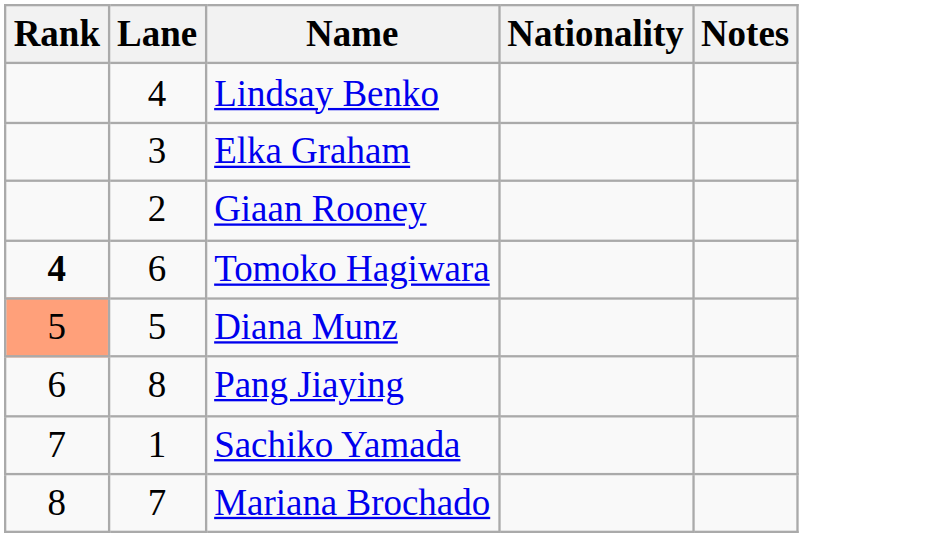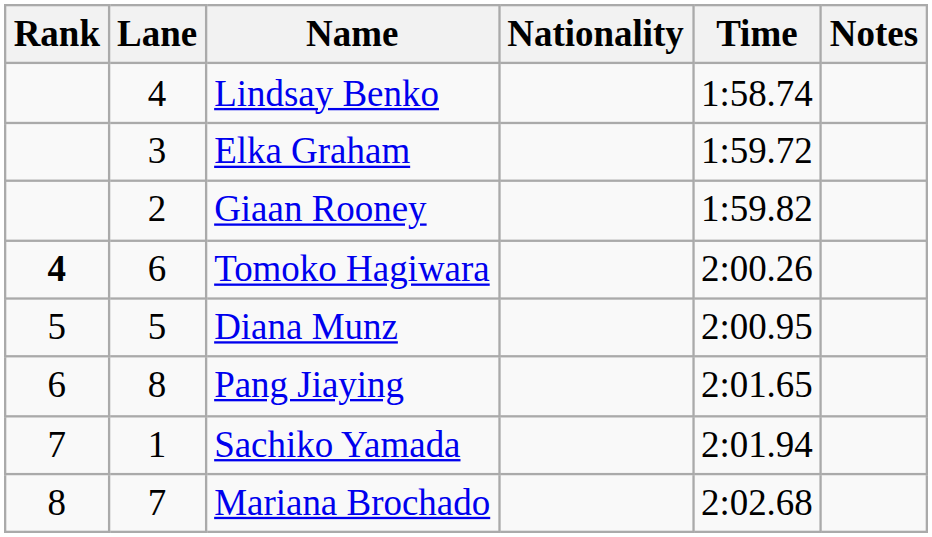+ column: (757, 33)
(57, 326) lightsalmon background -> (57, 326) no background
